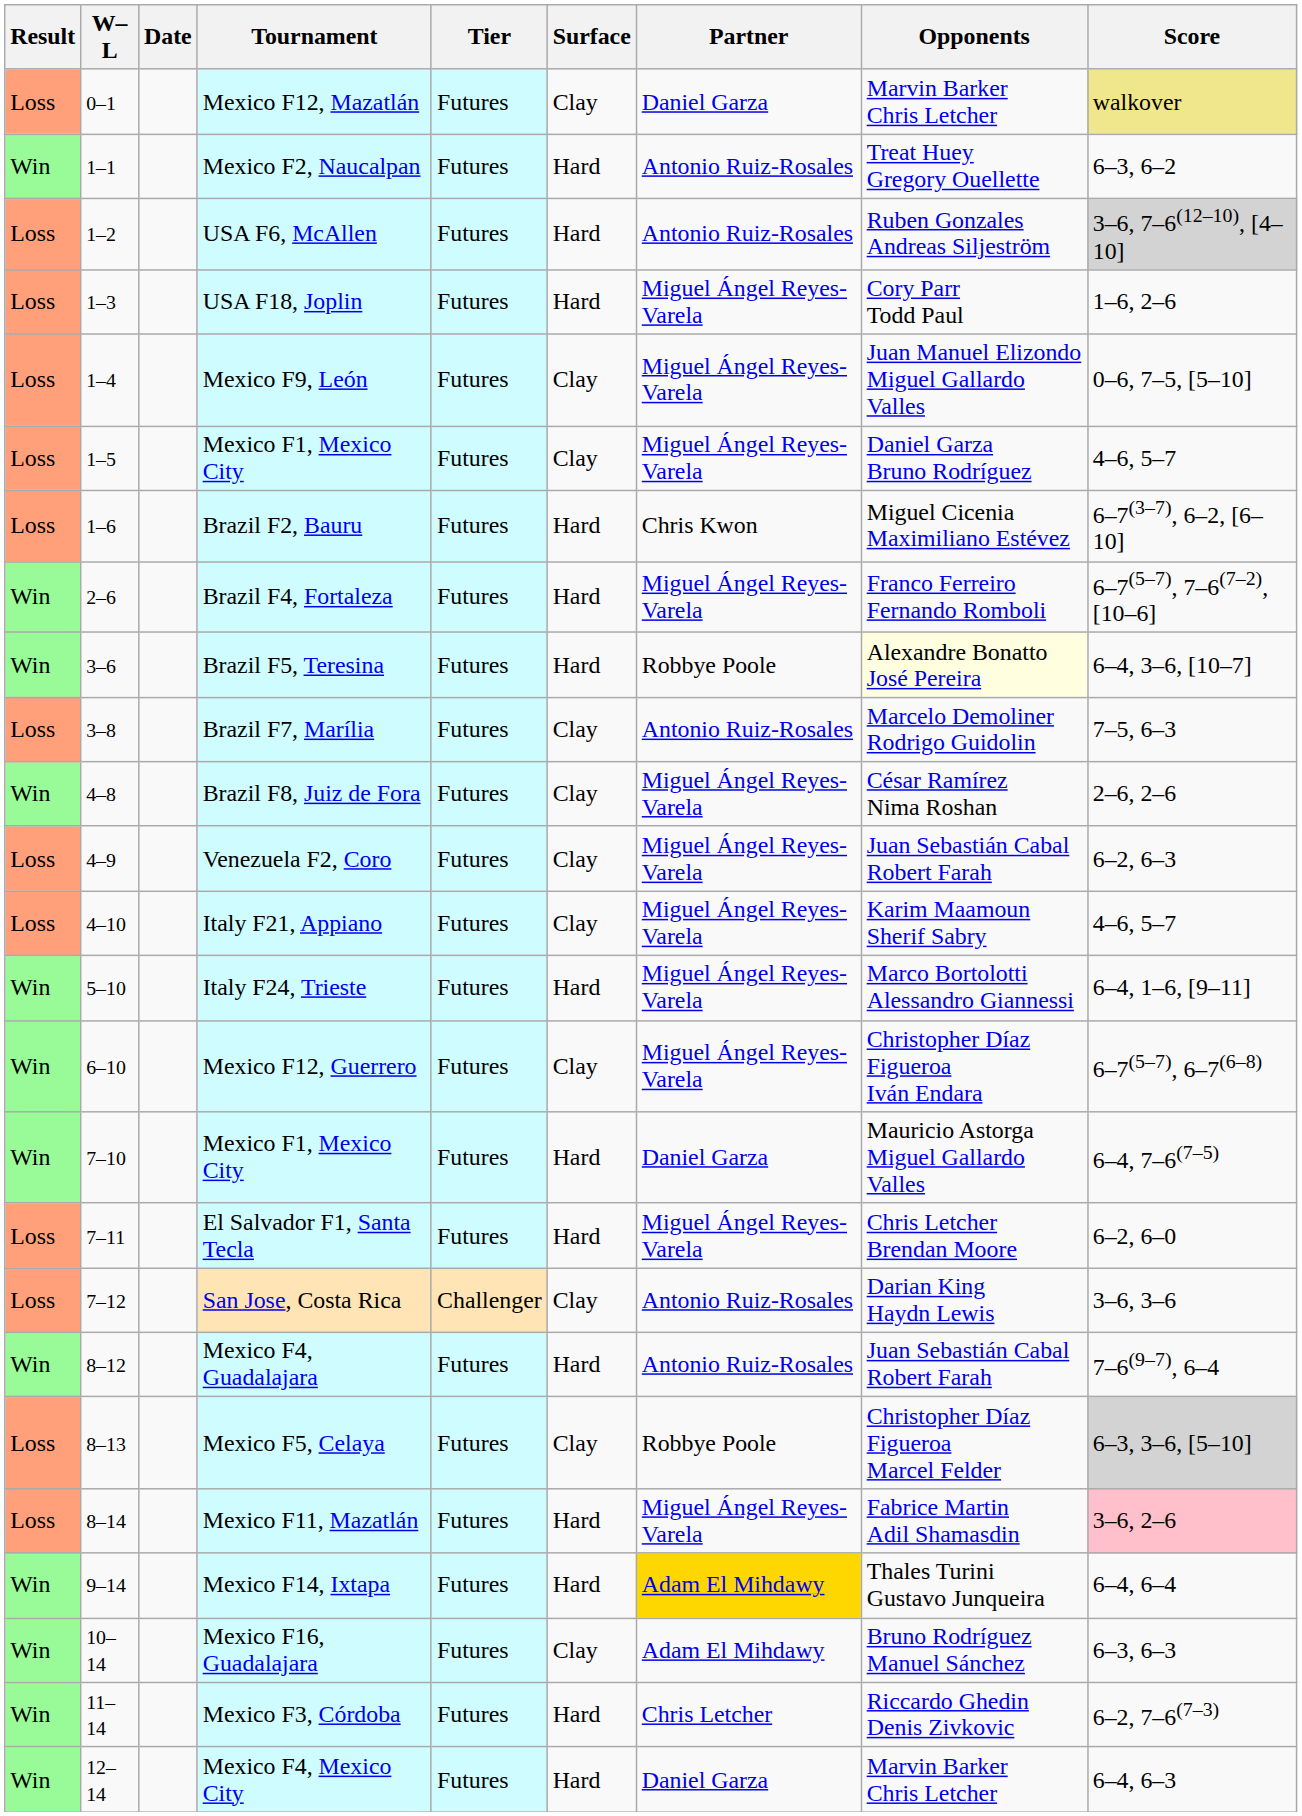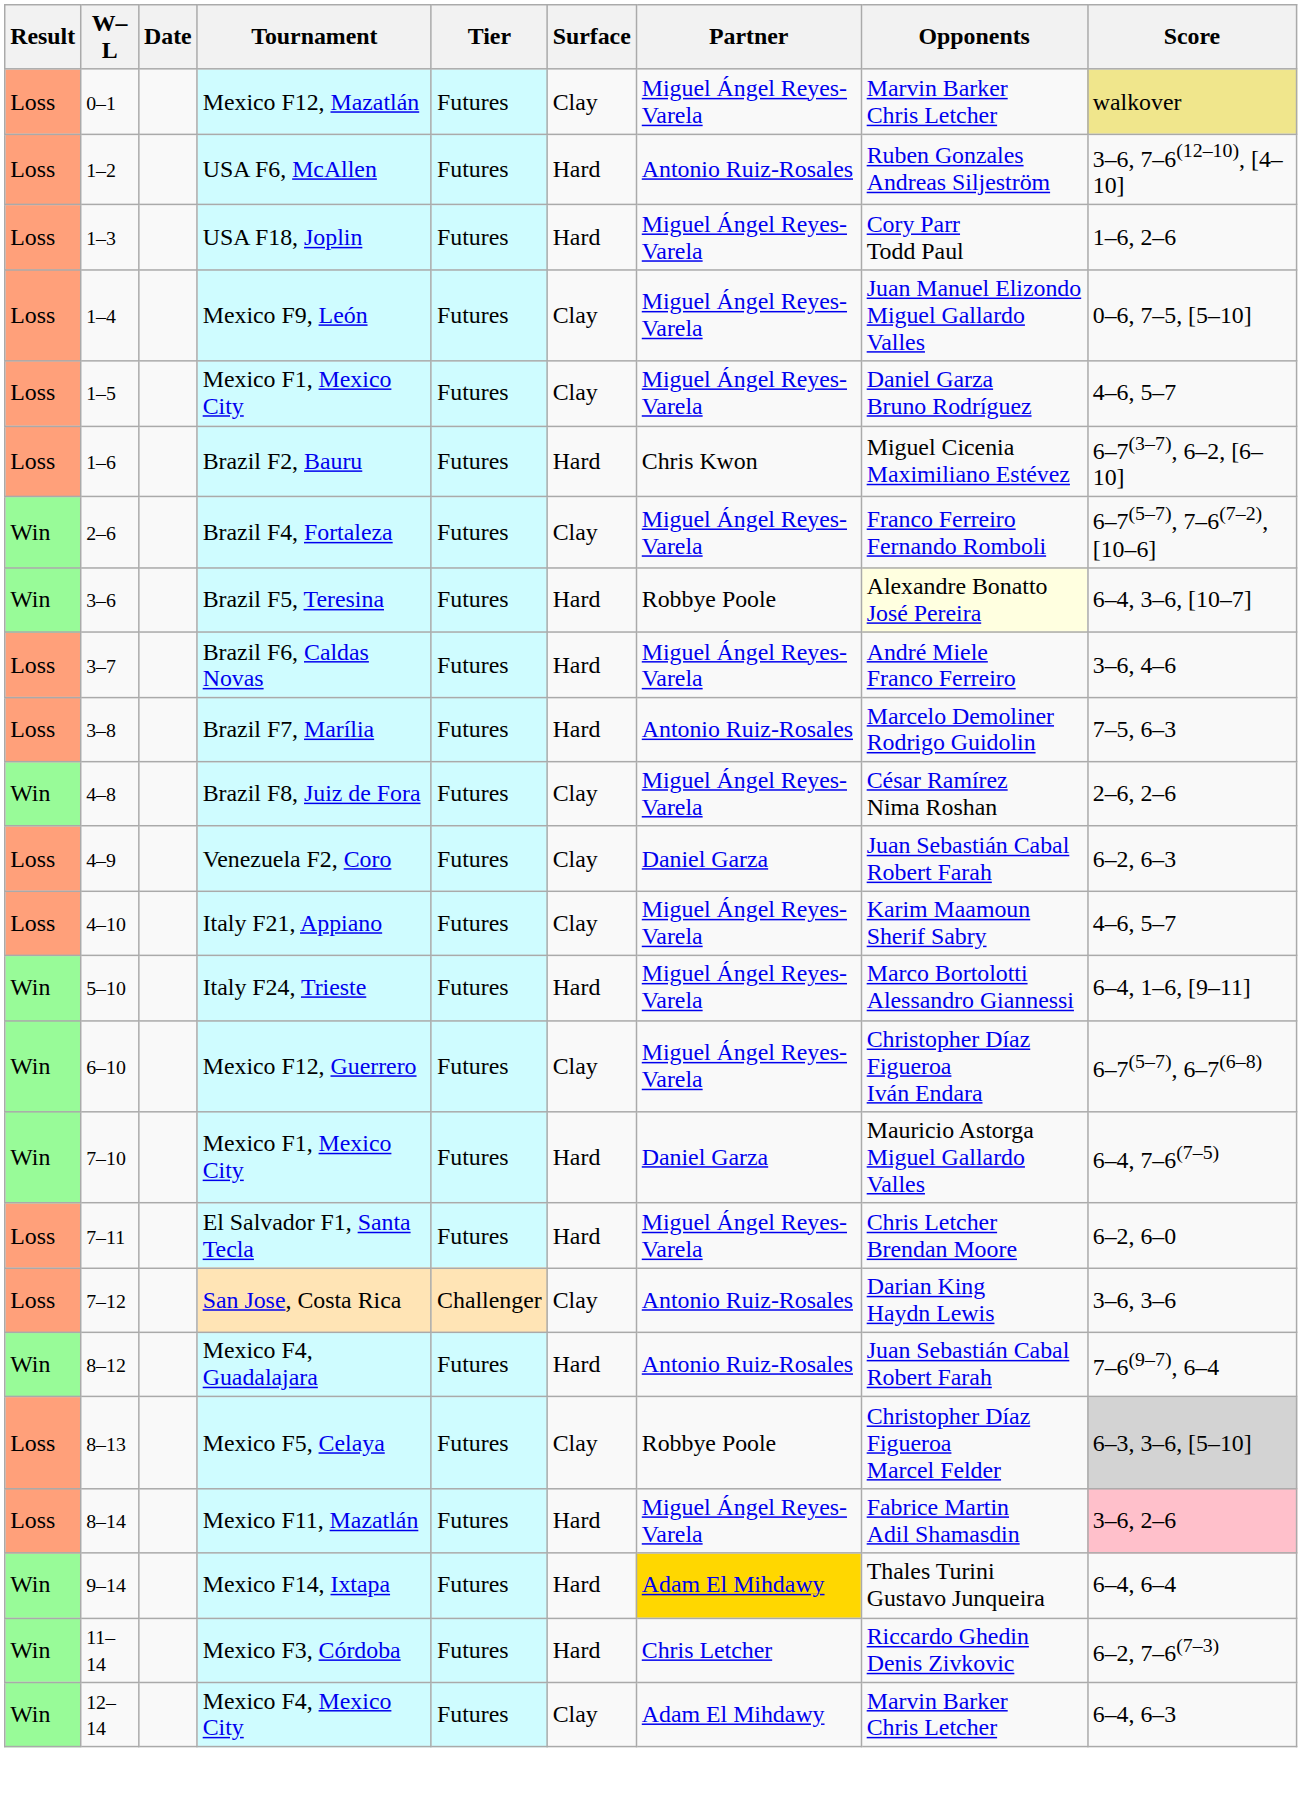(705, 101) Daniel Garza -> (744, 101) Miguel Ángel Reyes-Varela
- row: (101, 167)
(1188, 233) lightgrey background -> (1188, 169) no background
(576, 596) Hard -> (575, 532) Clay
+ row: (101, 666)
(575, 729) Clay -> (576, 729) Hard
(744, 858) Miguel Ángel Reyes-Varela -> (705, 858) Daniel Garza
- row: (101, 1651)
(576, 1779) Hard -> (575, 1714) Clay
(705, 1779) Daniel Garza -> (733, 1714) Adam El Mihdawy
